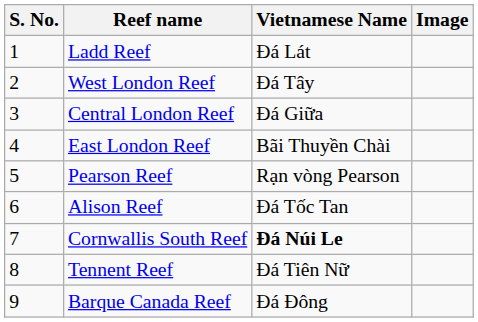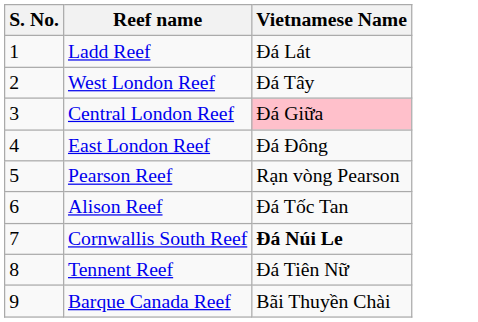- column: (442, 20)
(290, 113) no background -> (290, 113) pink background
(323, 144) Bãi Thuyền Chài -> (292, 144) Đá Đông
(292, 301) Đá Đông -> (323, 301) Bãi Thuyền Chài
